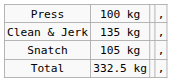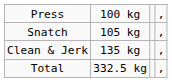rows swapped: (47, 50) <-> (47, 32)
